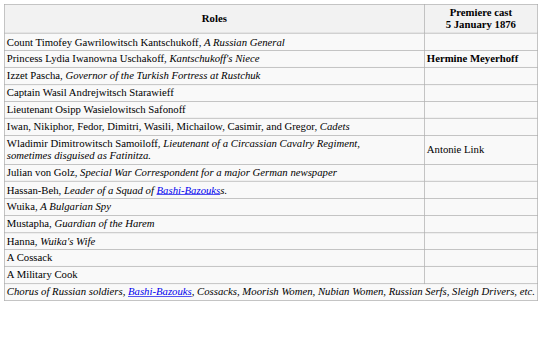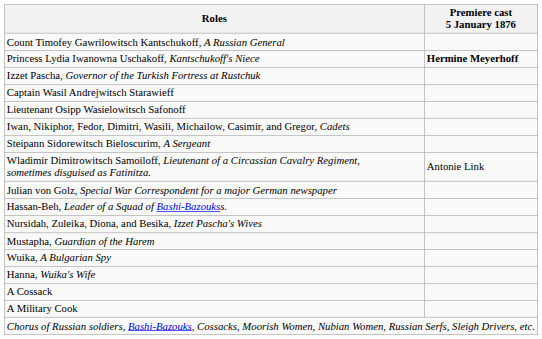+ row: (108, 144)
+ row: (134, 224)
rows swapped: (81, 224) <-> (59, 207)
